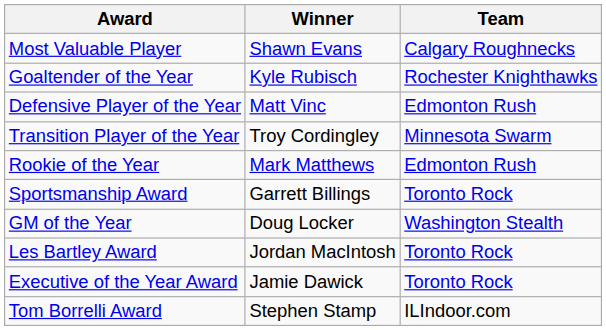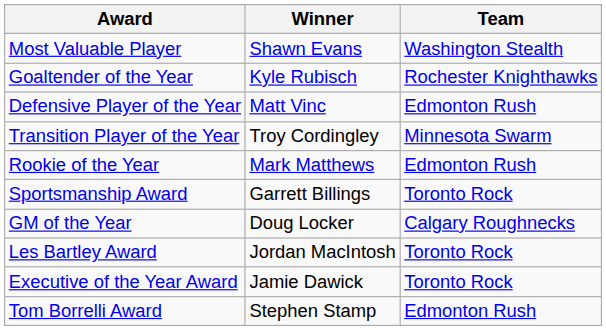(490, 48) Calgary Roughnecks -> (484, 48) Washington Stealth
(484, 223) Washington Stealth -> (490, 223) Calgary Roughnecks
(457, 310) ILIndoor.com -> (470, 310) Edmonton Rush
